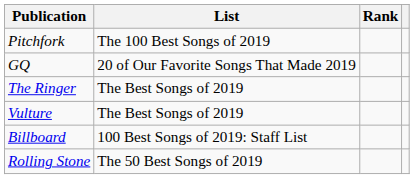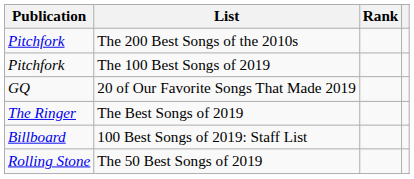+ row: (36, 40)
- row: (30, 112)
